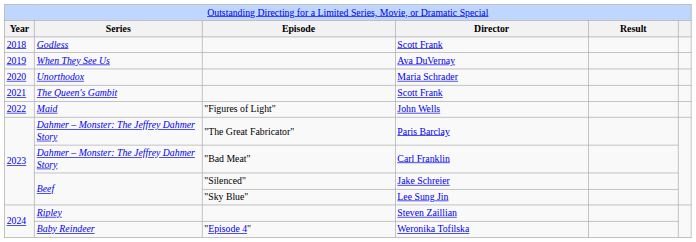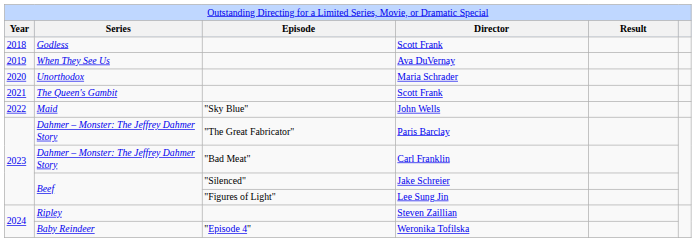(240, 109) "Figures of Light" -> (226, 109) "Sky Blue"
(226, 197) "Sky Blue" -> (240, 197) "Figures of Light"
